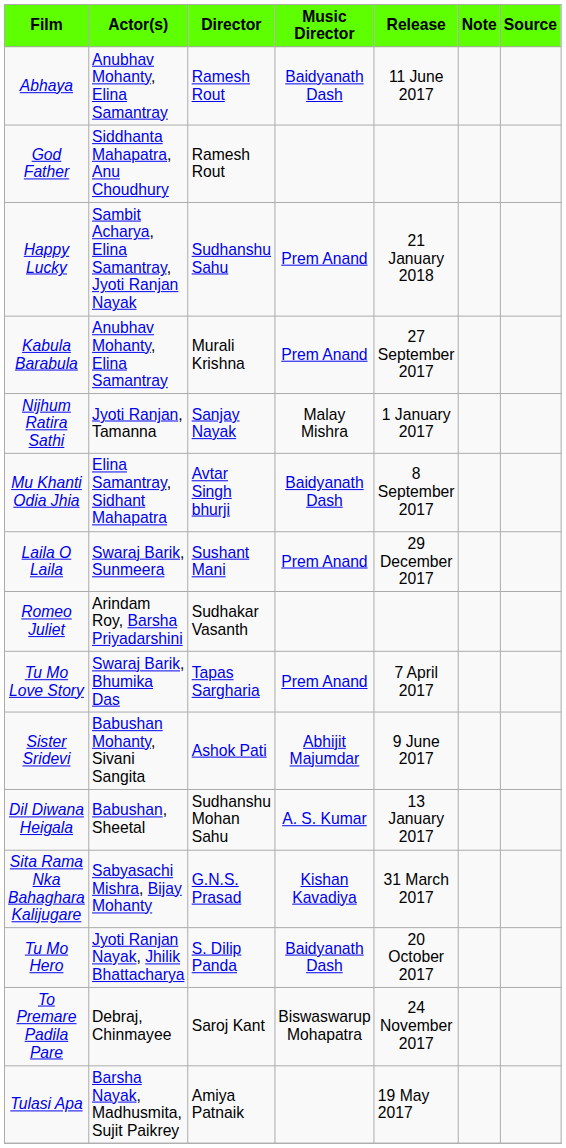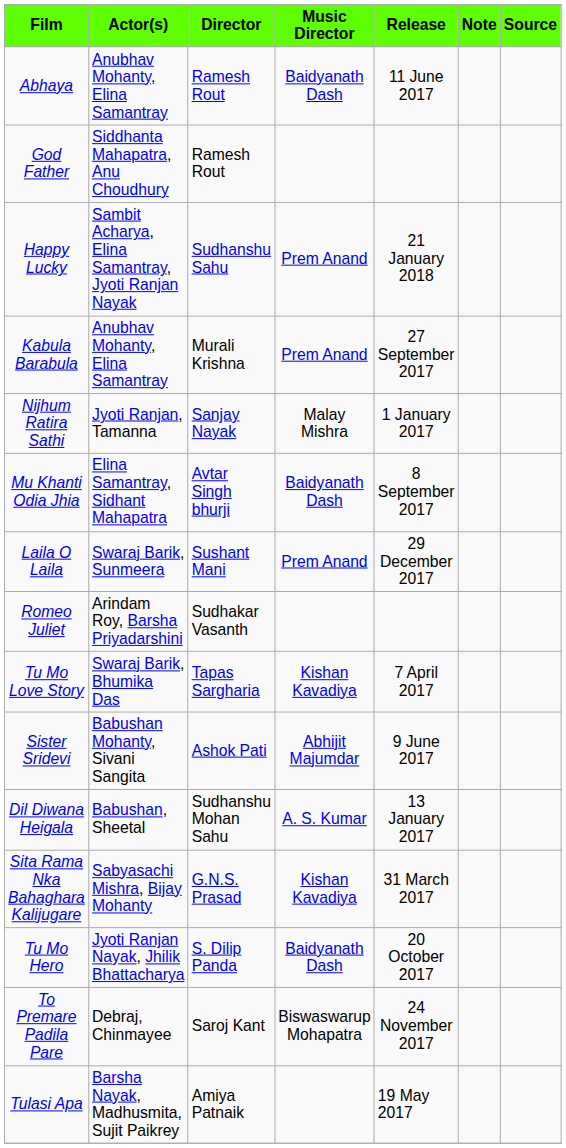(324, 681) Prem Anand -> (324, 681) Kishan Kavadiya
